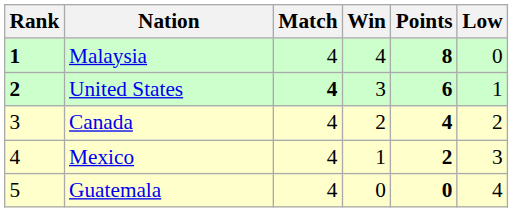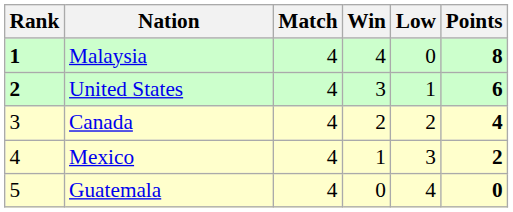columns swapped: (482, 21) <-> (424, 21)
(332, 88) bold -> (332, 88) normal
